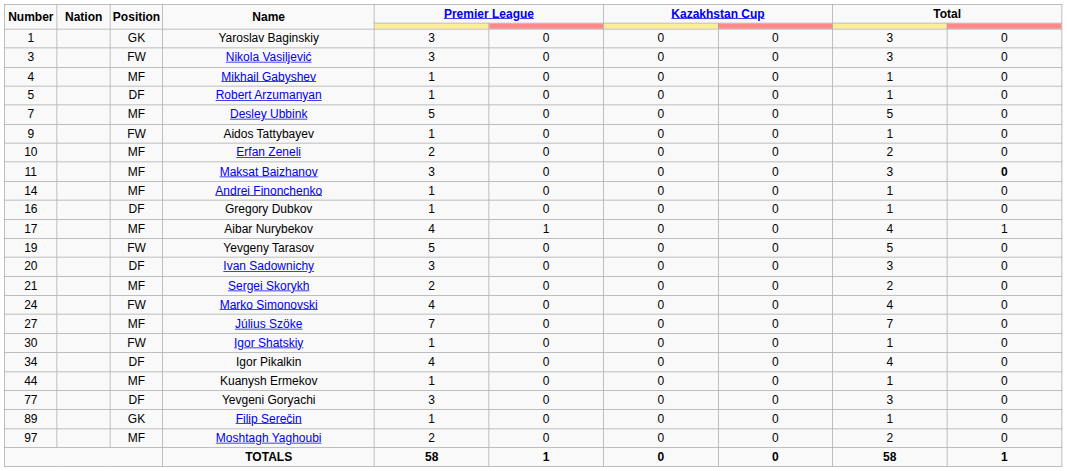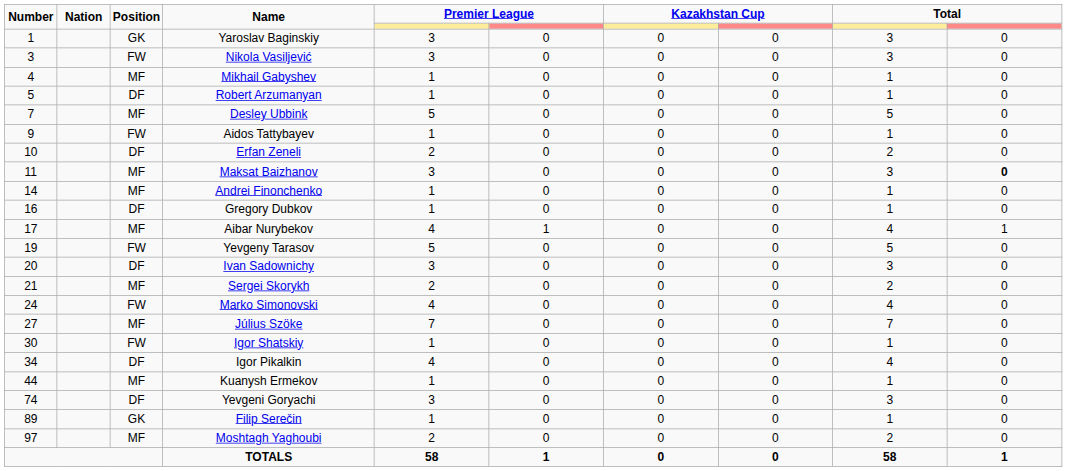(137, 152) MF -> (137, 152) DF
(31, 400) 77 -> (31, 400) 74
